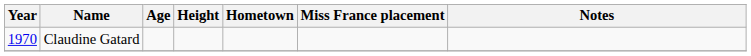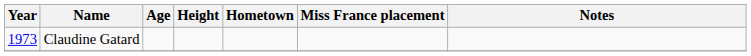(22, 39) 1970 -> (22, 39) 1973
